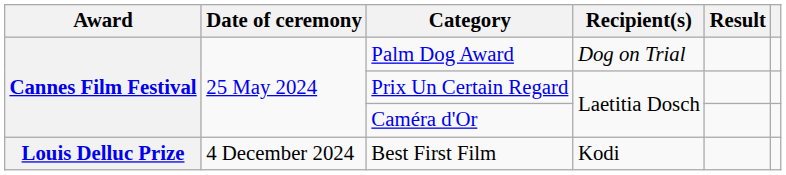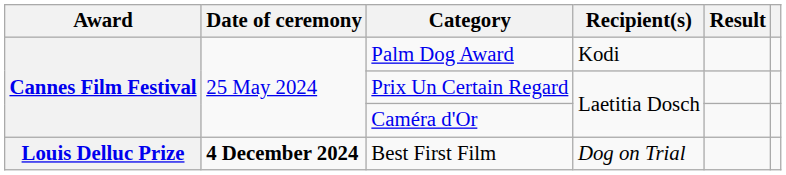(632, 53) Dog on Trial -> (599, 53) Kodi
(280, 152) normal -> (282, 152) bold
(599, 152) Kodi -> (632, 152) Dog on Trial
